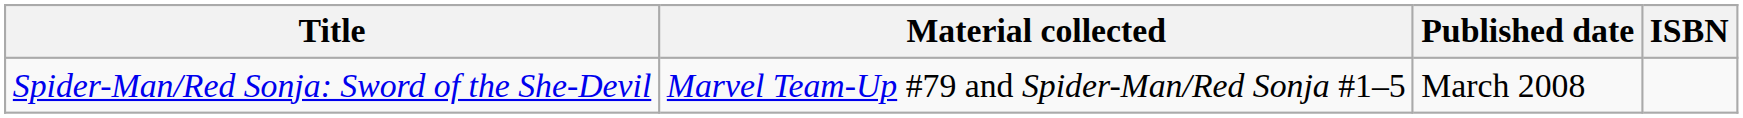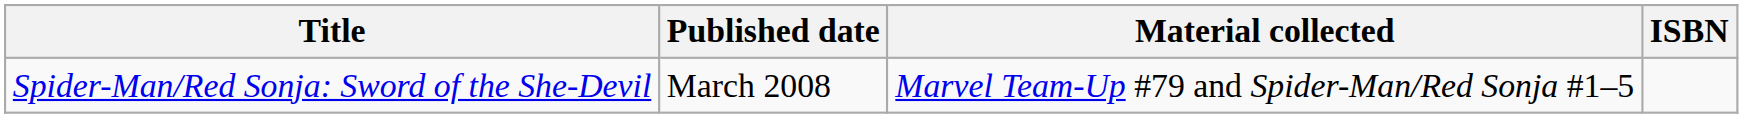columns swapped: (1036, 31) <-> (1528, 31)
